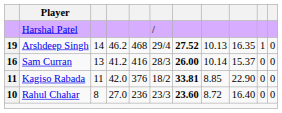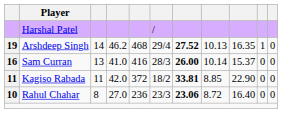(118, 62) 41.2 -> (118, 62) 41.0
(139, 78) 376 -> (139, 78) 372
(187, 95) 23.60 -> (187, 95) 23.06
